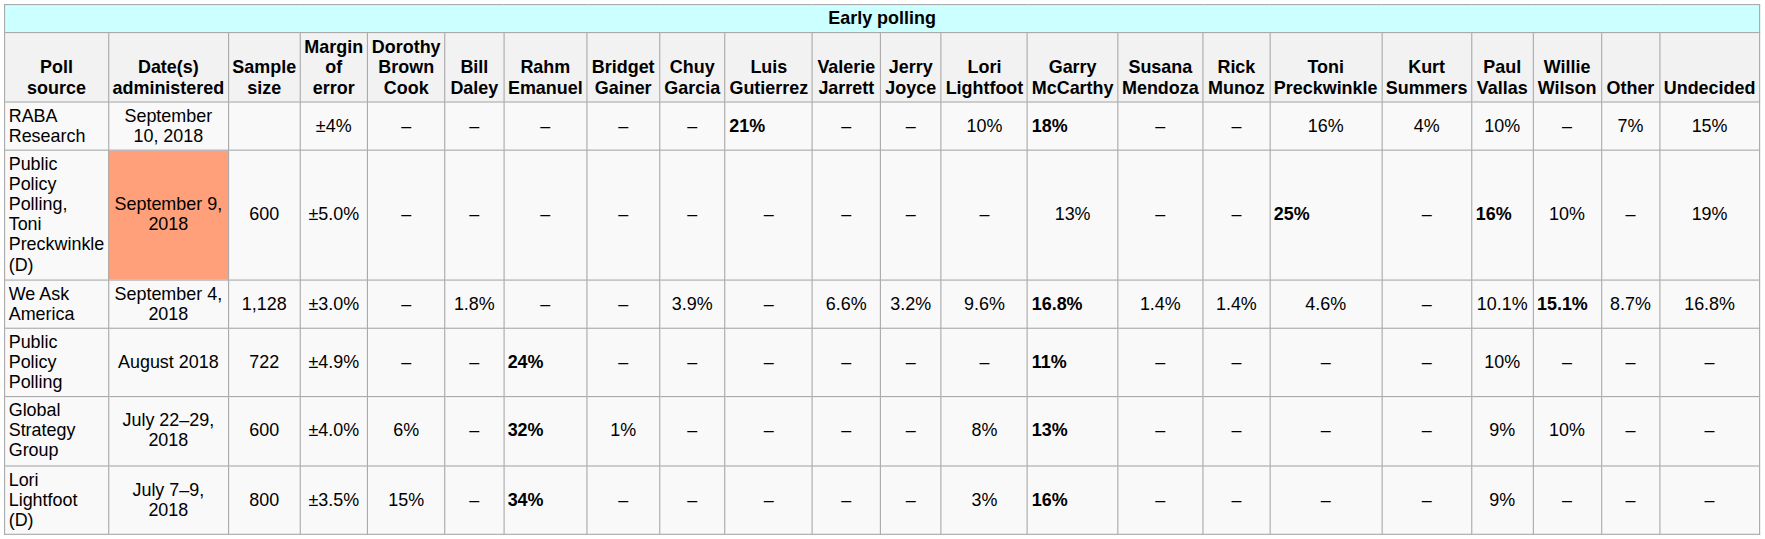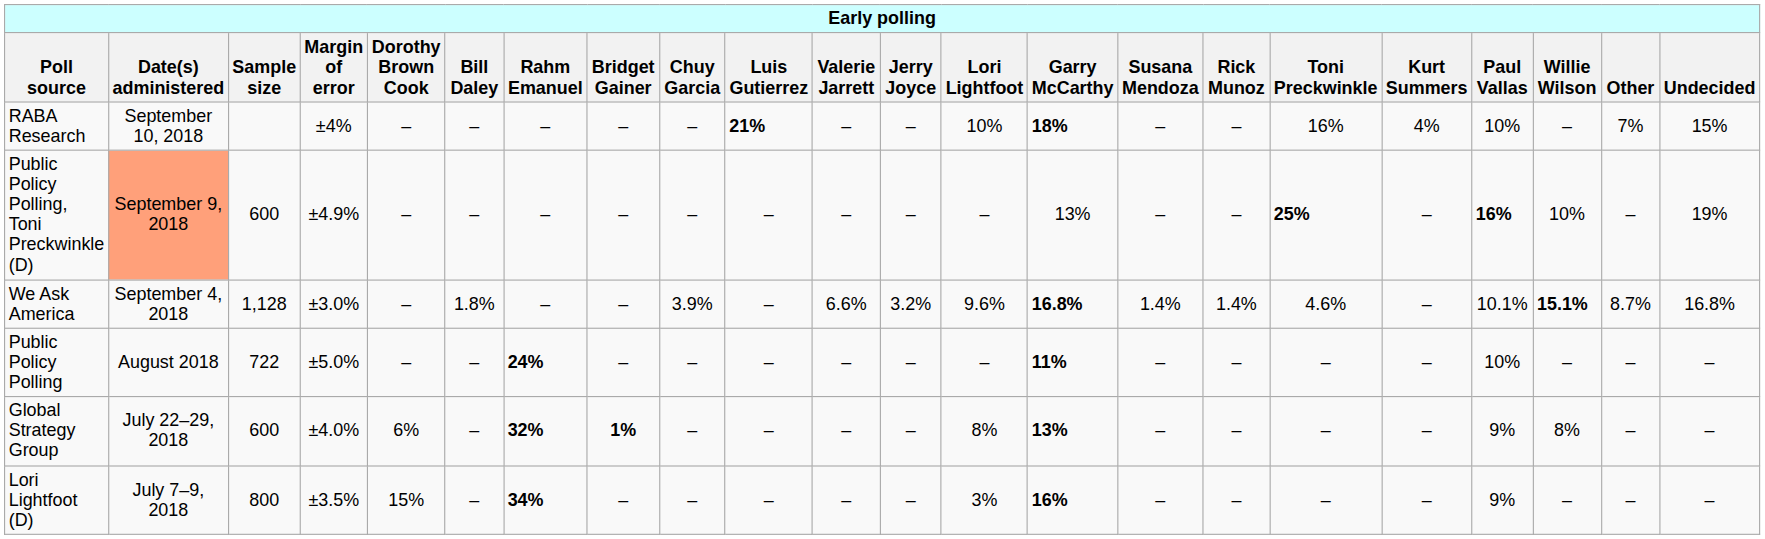(334, 214) ±5.0% -> (334, 214) ±4.9%
(334, 362) ±4.9% -> (334, 362) ±5.0%
(623, 431) normal -> (623, 431) bold
(1567, 431) 10% -> (1567, 431) 8%
